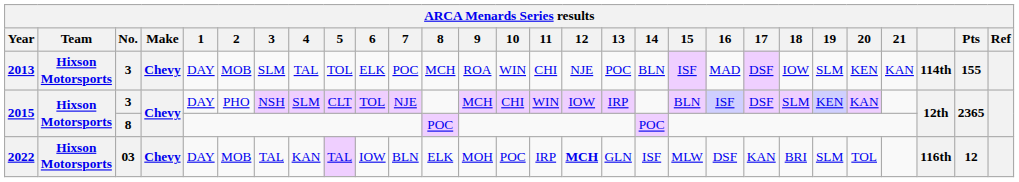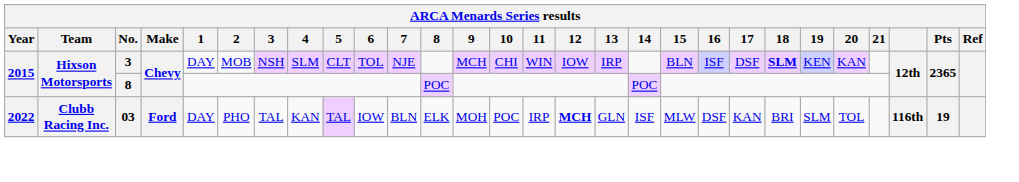- row: (21, 70)
(236, 101) PHO -> (236, 62) MOB
(796, 101) normal -> (782, 62) bold
(76, 156) Hixson Motorsports -> (76, 116) Clubb Racing Inc.
(162, 156) Chevy -> (162, 116) Ford
(236, 156) MOB -> (236, 116) PHO
(971, 156) 12 -> (943, 116) 19
